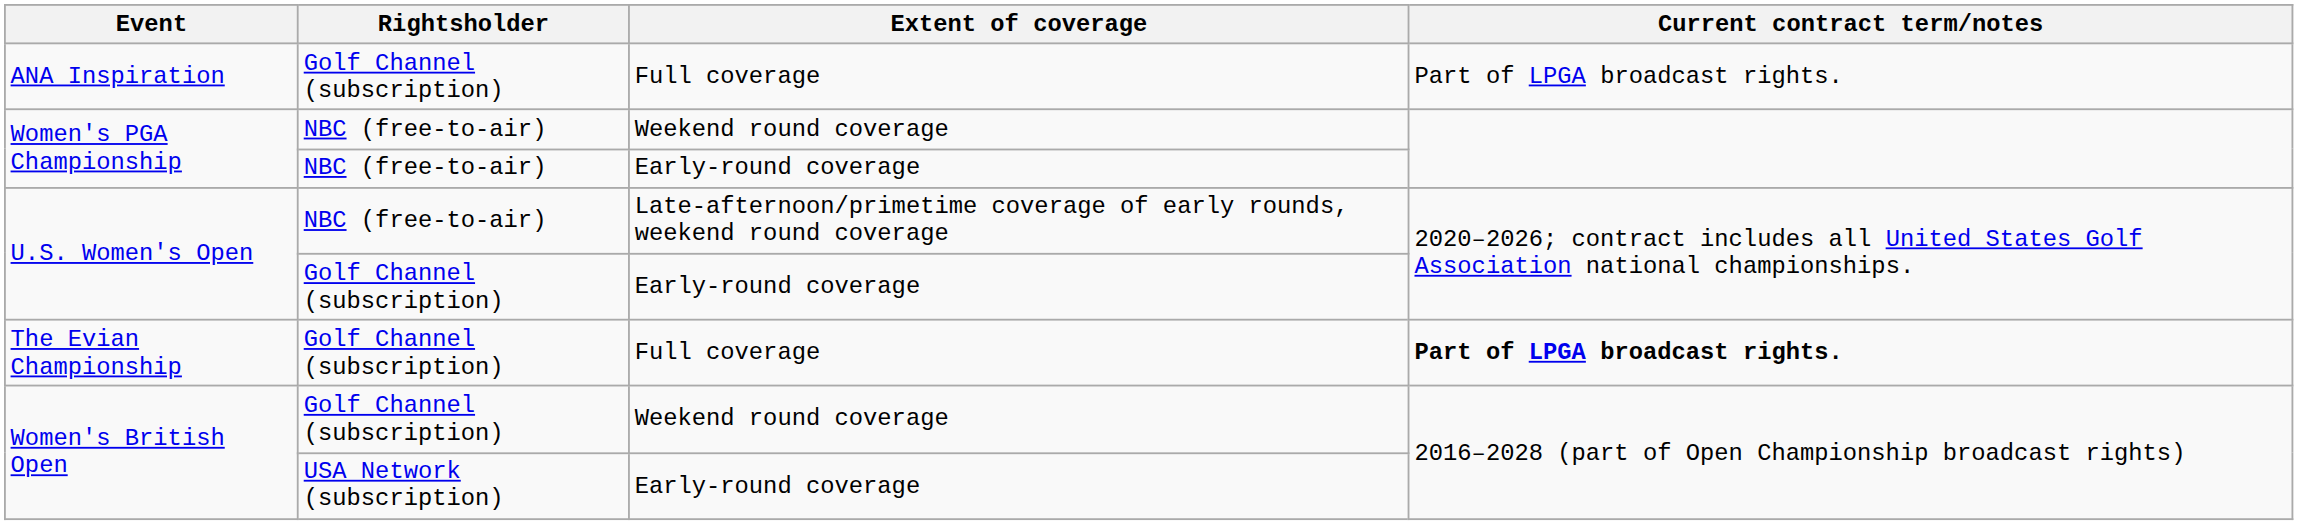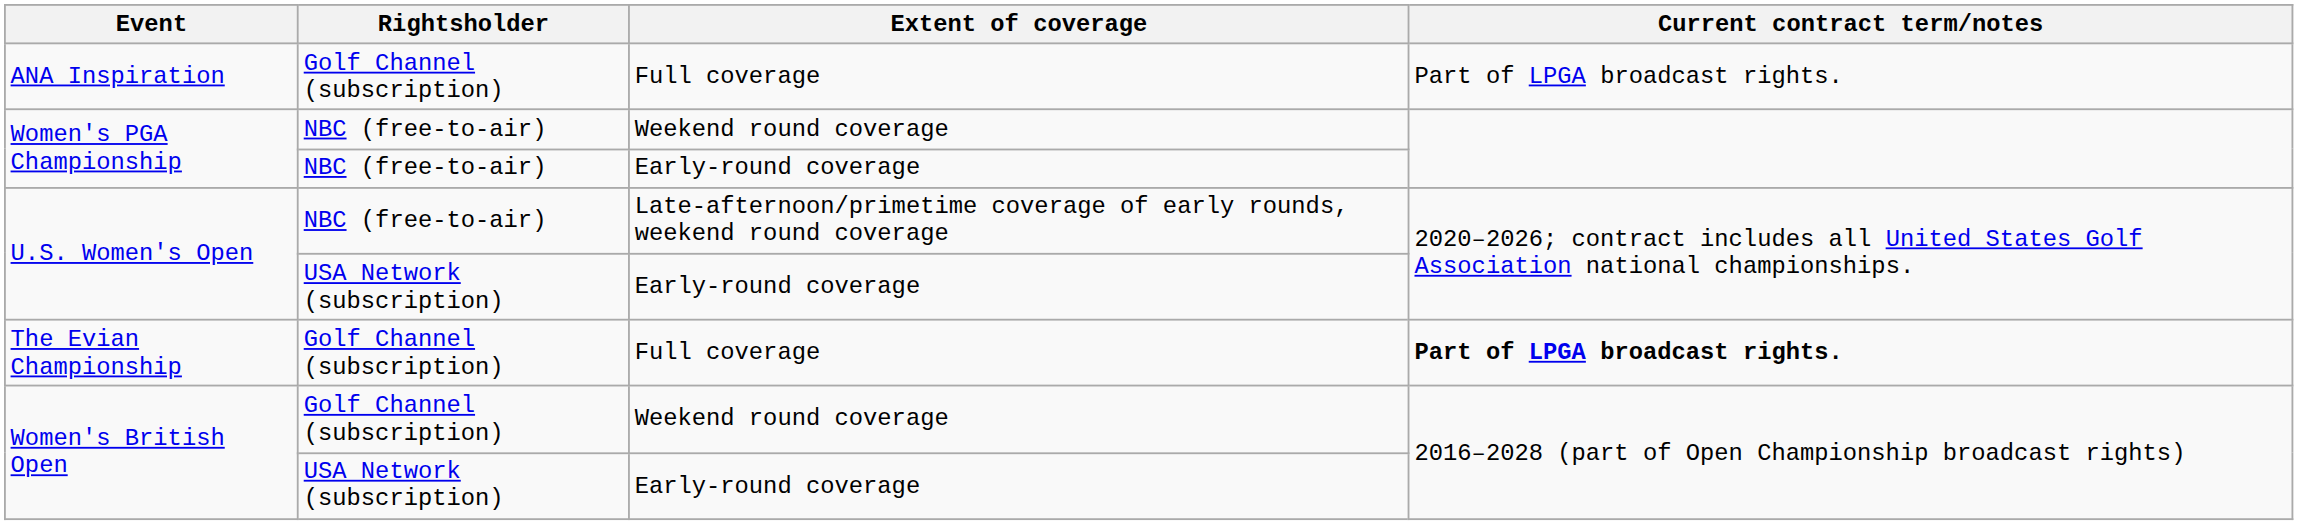(404, 287) Golf Channel (subscription) -> (404, 287) USA Network (subscription)
